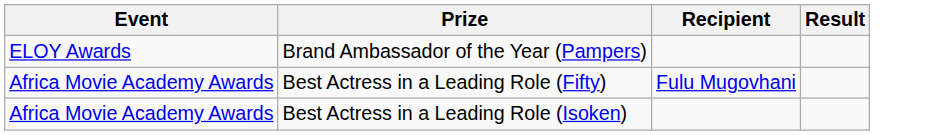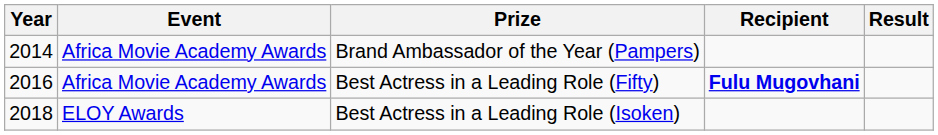+ column: (31, 20)
(70, 51) ELOY Awards -> (194, 51) Africa Movie Academy Awards
(726, 82) normal -> (784, 82) bold
(141, 113) Africa Movie Academy Awards -> (123, 113) ELOY Awards
